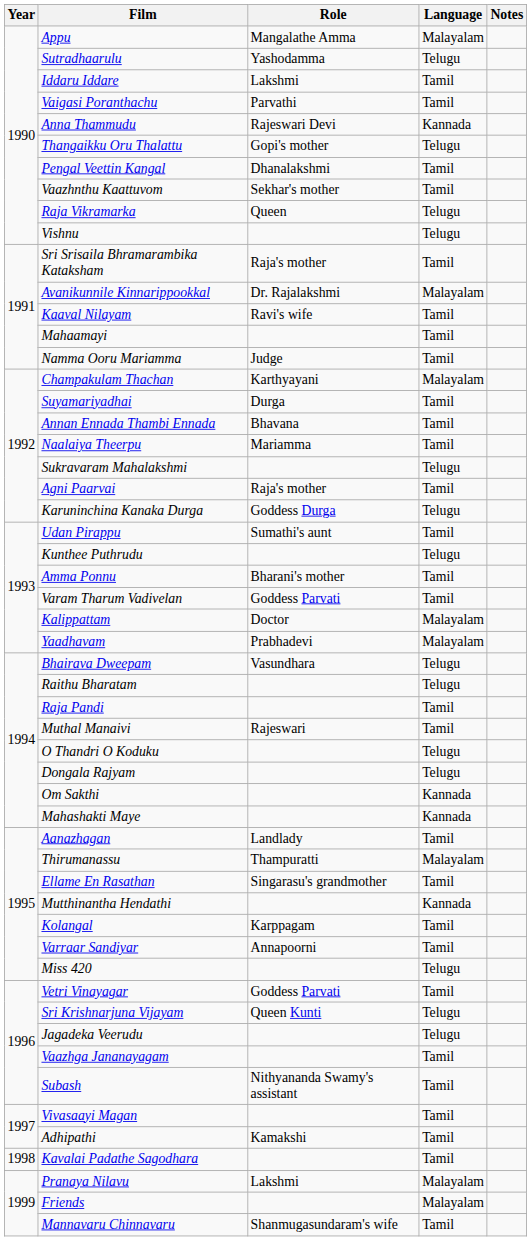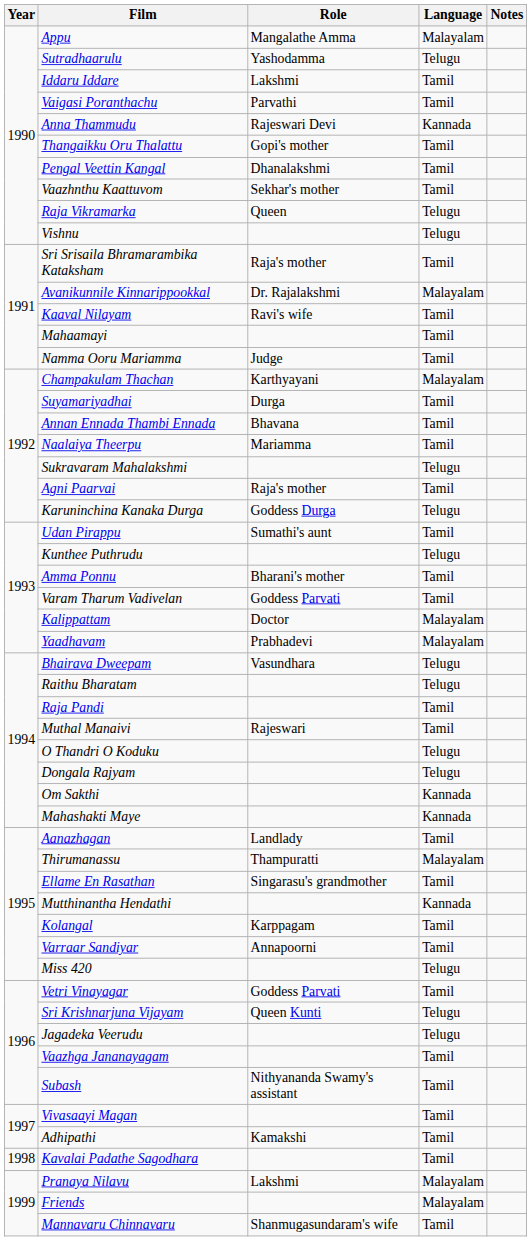(441, 146) Telugu -> (438, 146) Tamil
